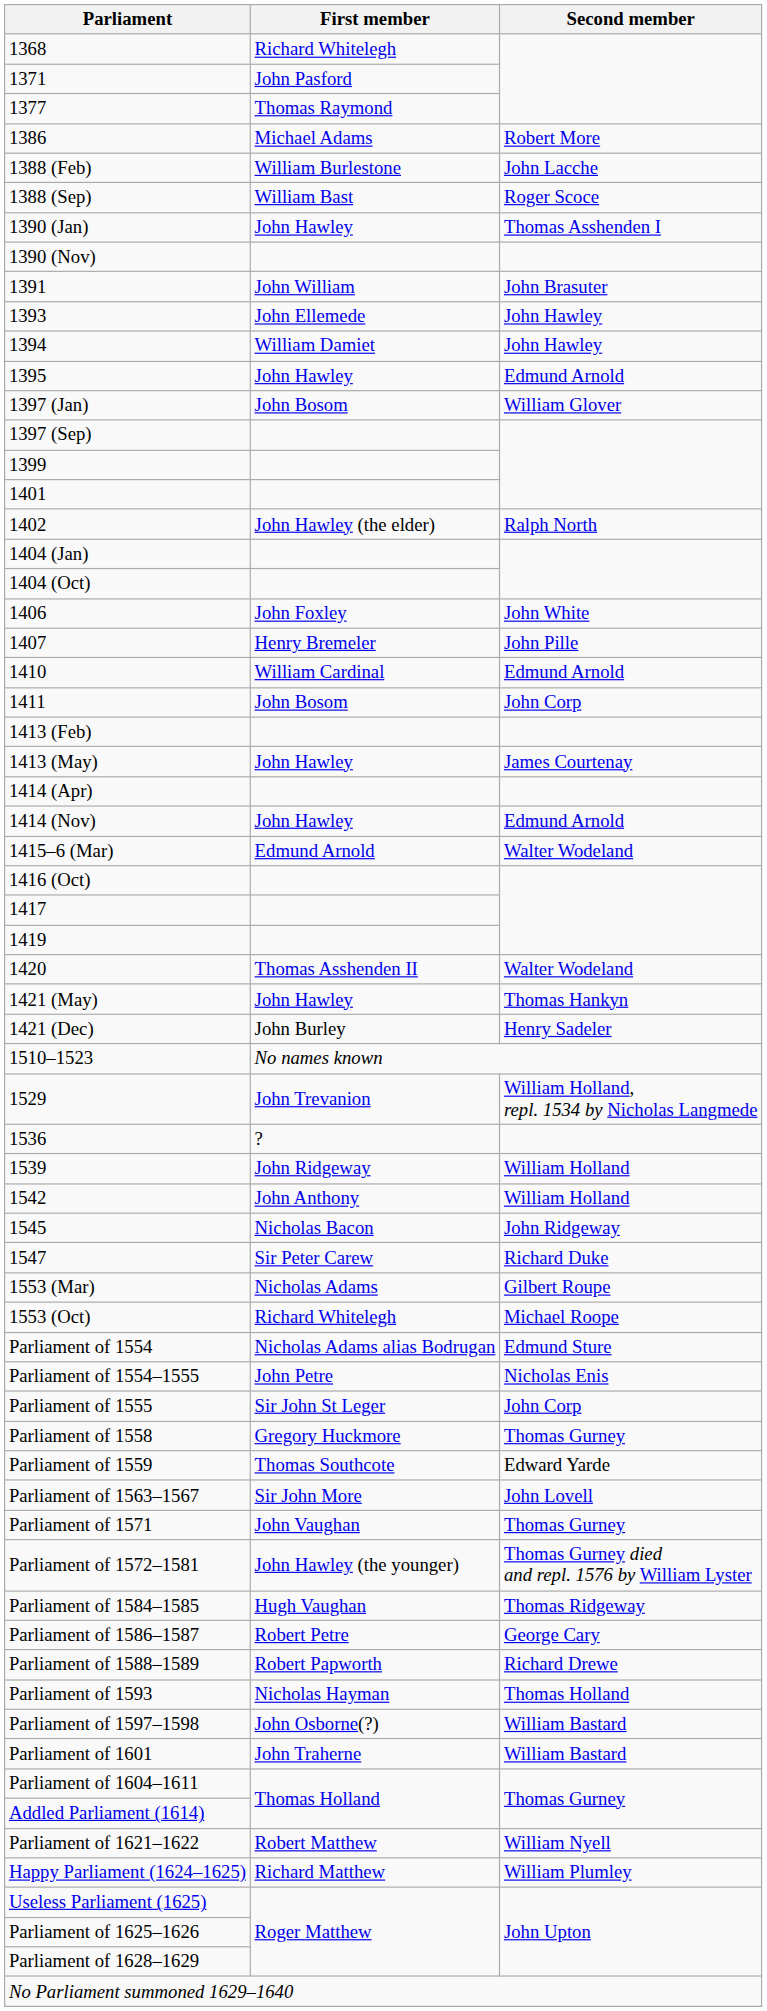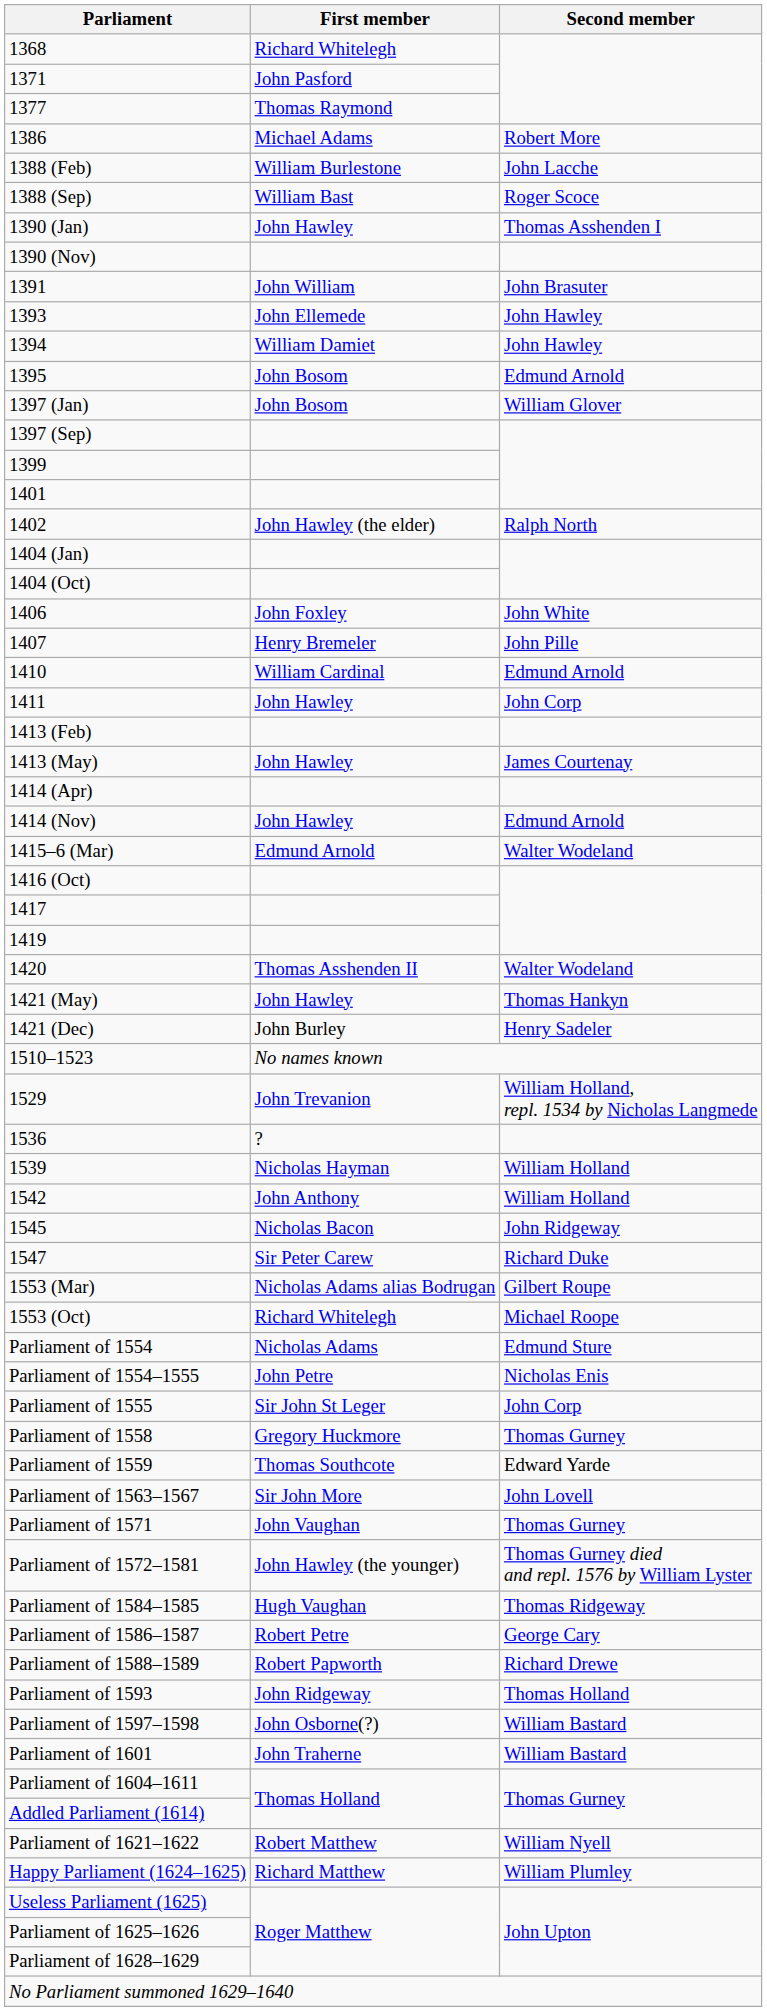(304, 375) John Hawley -> (301, 375) John Bosom
(301, 702) John Bosom -> (304, 702) John Hawley
(313, 1168) John Ridgeway -> (322, 1168) Nicholas Hayman
(316, 1287) Nicholas Adams -> (375, 1287) Nicholas Adams alias Bodrugan
(375, 1346) Nicholas Adams alias Bodrugan -> (316, 1346) Nicholas Adams
(322, 1694) Nicholas Hayman -> (313, 1694) John Ridgeway
